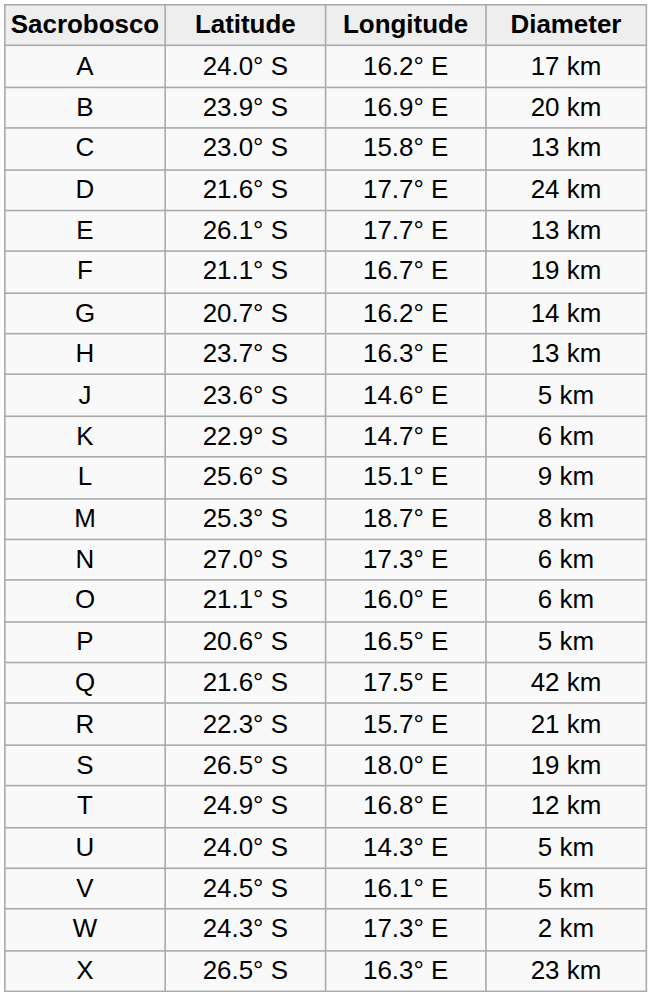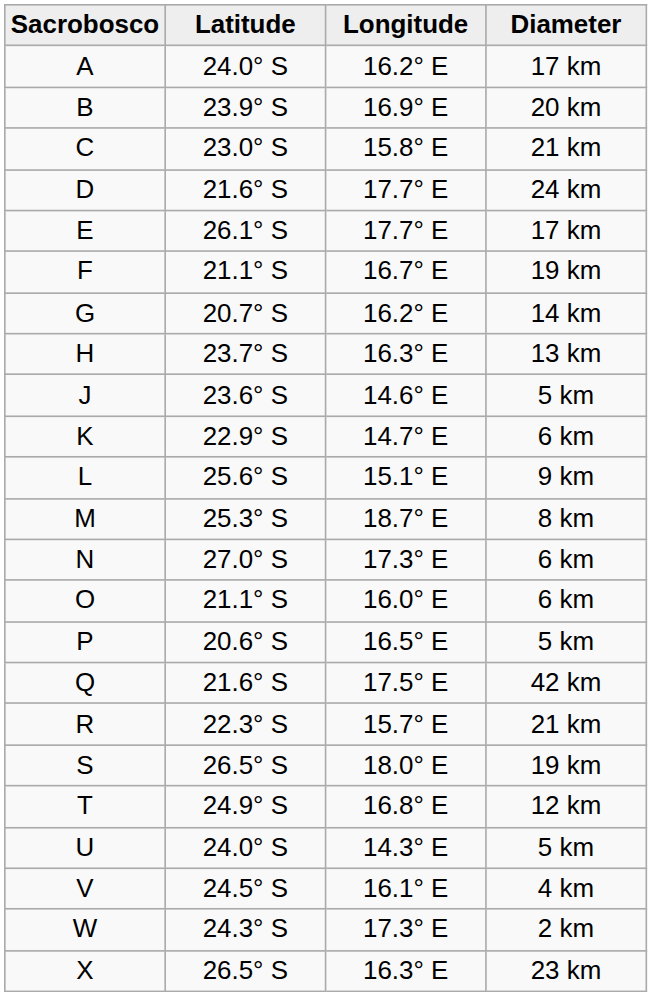(566, 148) 13 km -> (566, 148) 21 km
(566, 230) 13 km -> (566, 230) 17 km
(566, 888) 5 km -> (566, 888) 4 km
